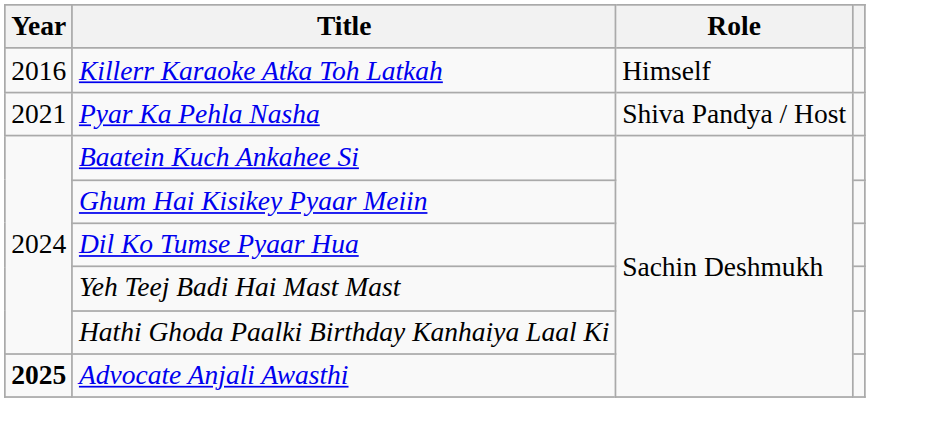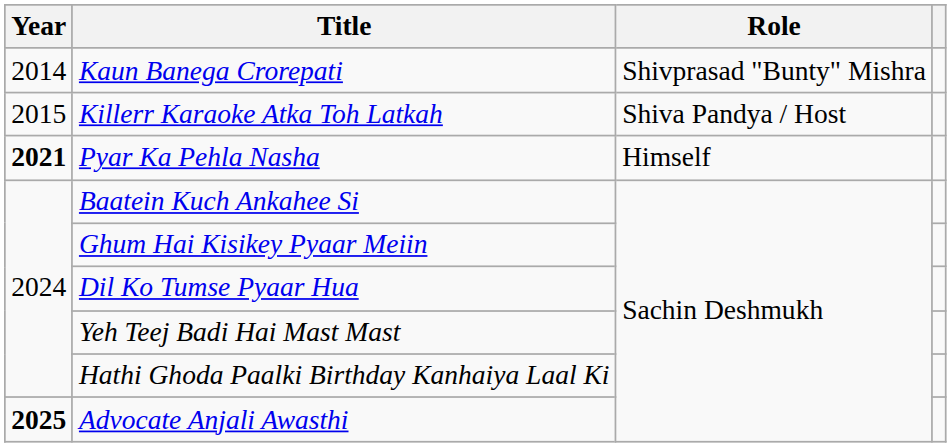+ row: (211, 69)
(39, 69) 2016 -> (39, 113) 2015
(666, 69) Himself -> (734, 113) Shiva Pandya / Host
(39, 113) normal -> (39, 157) bold
(734, 113) Shiva Pandya / Host -> (666, 157) Himself
